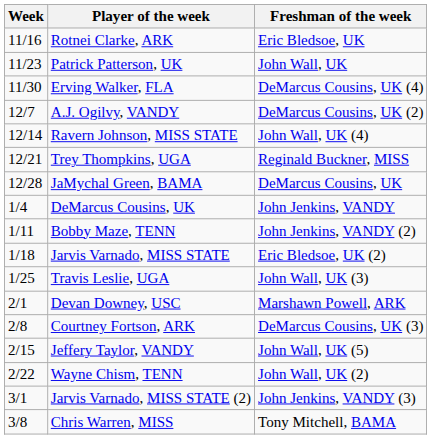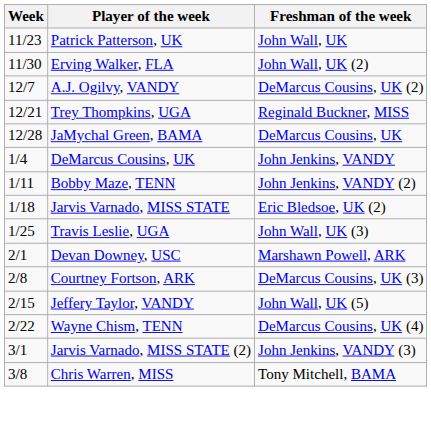- row: (112, 40)
(341, 87) DeMarcus Cousins, UK (4) -> (313, 64) John Wall, UK (2)
- row: (144, 135)
(313, 374) John Wall, UK (2) -> (341, 326) DeMarcus Cousins, UK (4)
